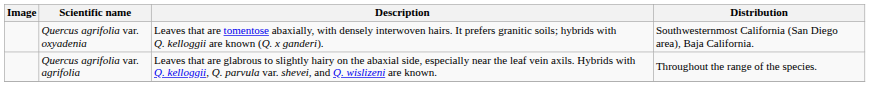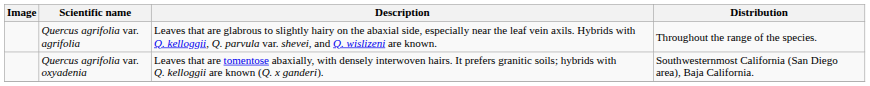rows swapped: (90, 66) <-> (90, 36)
